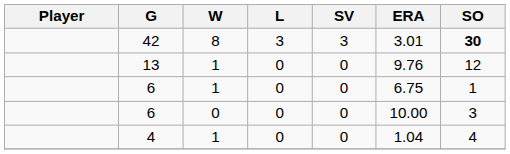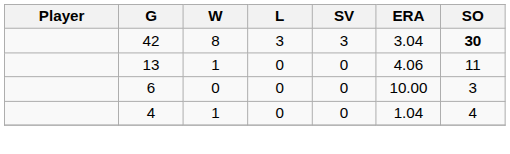(408, 40) 3.01 -> (408, 40) 3.04
(408, 64) 9.76 -> (408, 64) 4.06
(473, 64) 12 -> (473, 64) 11
- row: (151, 88)
